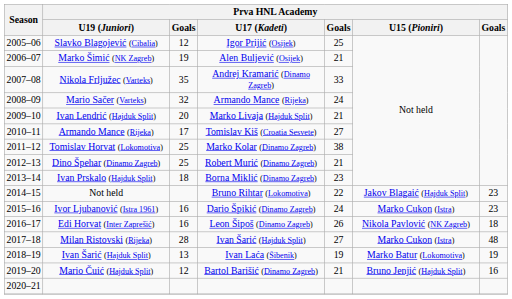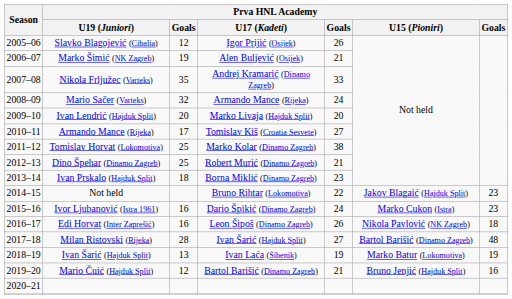(339, 43) 25 -> (339, 43) 26
(339, 116) 21 -> (339, 116) 20
(416, 239) Marko Cukon (Istra) -> (416, 239) Bartol Barišić (Dinamo Zagreb)
